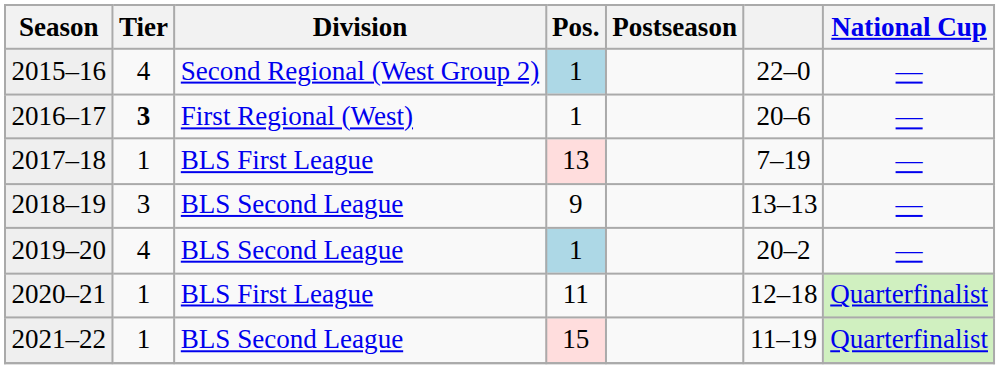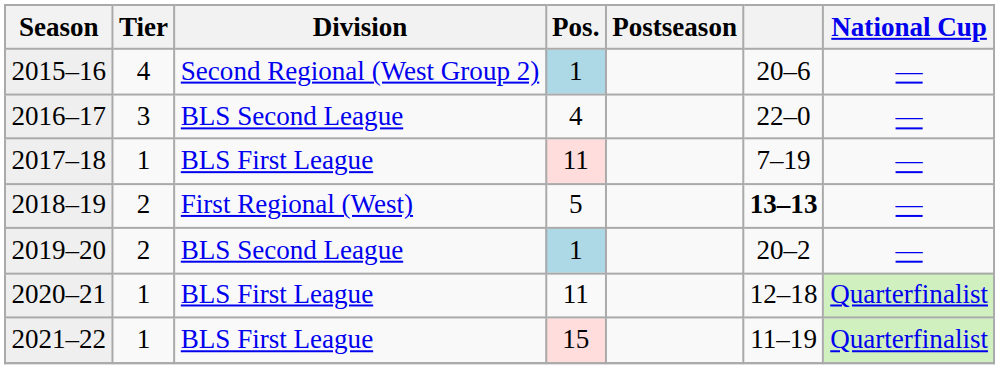(784, 71) 22–0 -> (784, 71) 20–6
(143, 115) bold -> (143, 115) normal
(297, 115) First Regional (West) -> (292, 115) BLS Second League
(576, 115) 1 -> (576, 115) 4
(784, 115) 20–6 -> (784, 115) 22–0
(576, 160) 13 -> (576, 160) 11
(143, 205) 3 -> (143, 205) 2
(292, 205) BLS Second League -> (297, 205) First Regional (West)
(576, 205) 9 -> (576, 205) 5
(784, 205) normal -> (784, 205) bold
(143, 249) 4 -> (143, 249) 2
(292, 338) BLS Second League -> (277, 338) BLS First League
